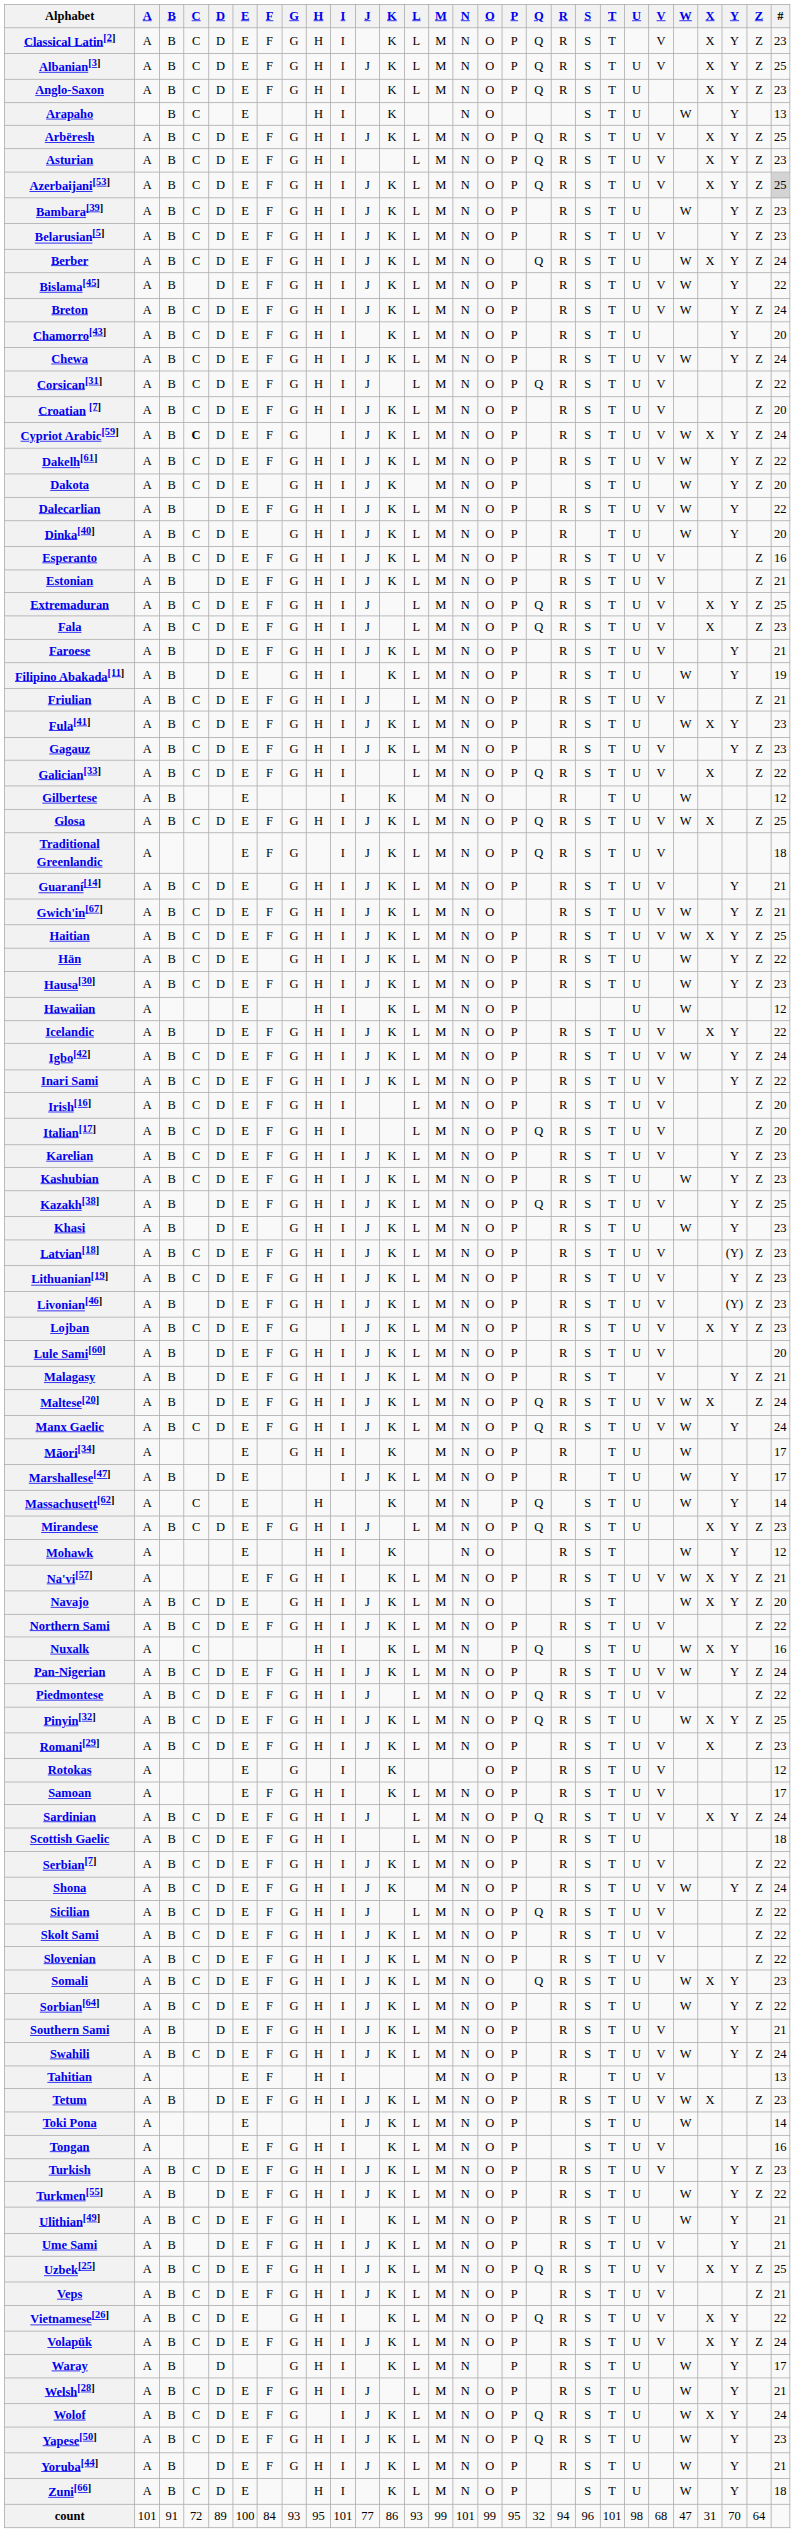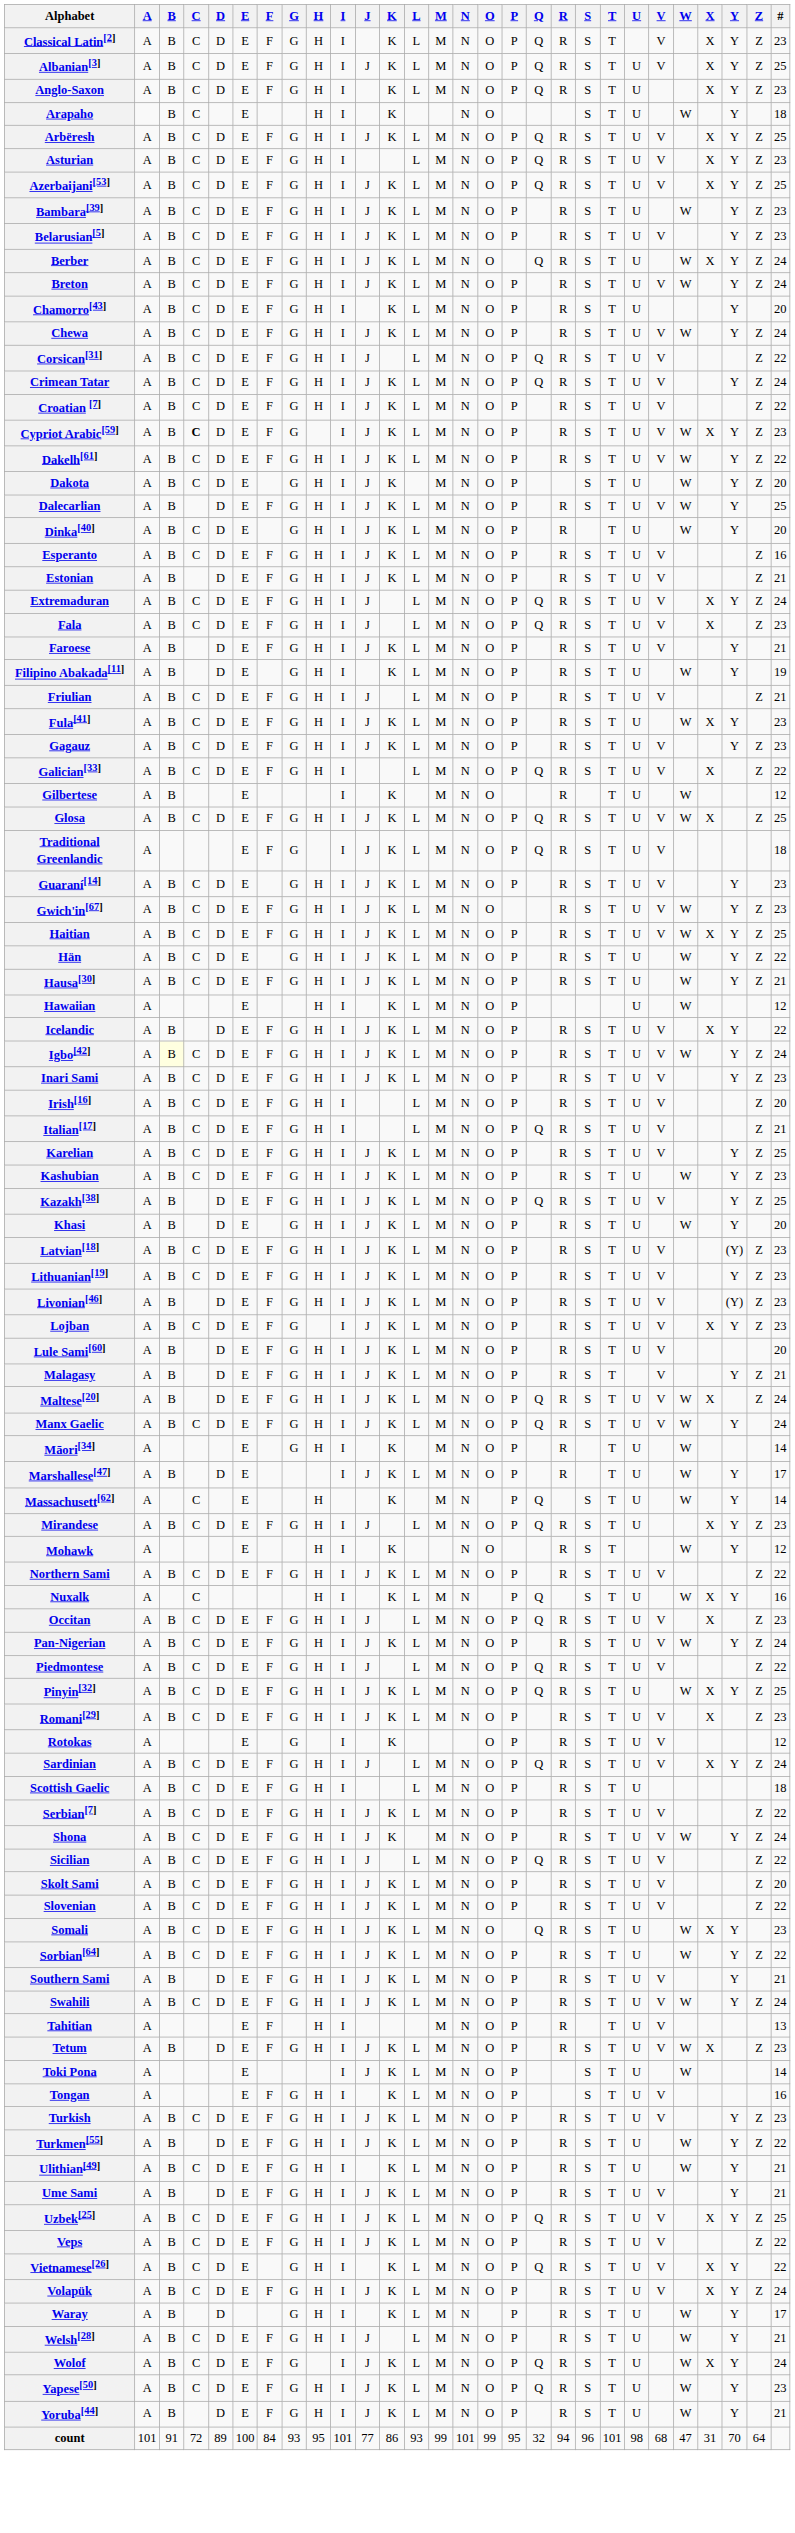(780, 114) 13 -> (780, 114) 18
(780, 184) lightgrey background -> (780, 184) no background
- row: (70, 285)
+ row: (70, 382)
(780, 409) 20 -> (780, 406) 22
(780, 435) 24 -> (780, 432) 23
(780, 508) 22 -> (780, 506) 25
(780, 604) 25 -> (780, 601) 24
(780, 886) 21 -> (780, 883) 23
(780, 912) 21 -> (780, 909) 23
(780, 984) 23 -> (780, 981) 21
(172, 1056) no background -> (172, 1053) lightyellow background
(780, 1081) 22 -> (780, 1078) 23
(780, 1131) 20 -> (780, 1128) 21
(780, 1155) 23 -> (780, 1153) 25
(780, 1228) 23 -> (780, 1225) 20
(780, 1451) 17 -> (780, 1448) 14
- row: (70, 1577)
- row: (70, 1602)
+ row: (70, 1620)
- row: (70, 1793)
(780, 1935) 22 -> (780, 1883) 20
(780, 2293) 21 -> (780, 2242) 22
- row: (70, 2490)
